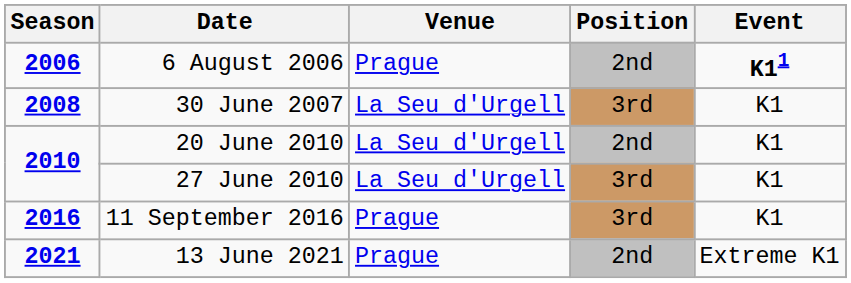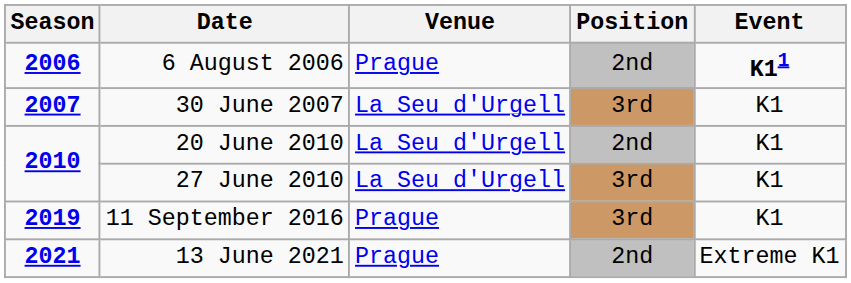(53, 107) 2008 -> (53, 107) 2007
(53, 220) 2016 -> (53, 220) 2019
